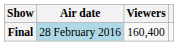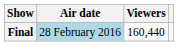(146, 31) 160,400 -> (146, 31) 160,440
